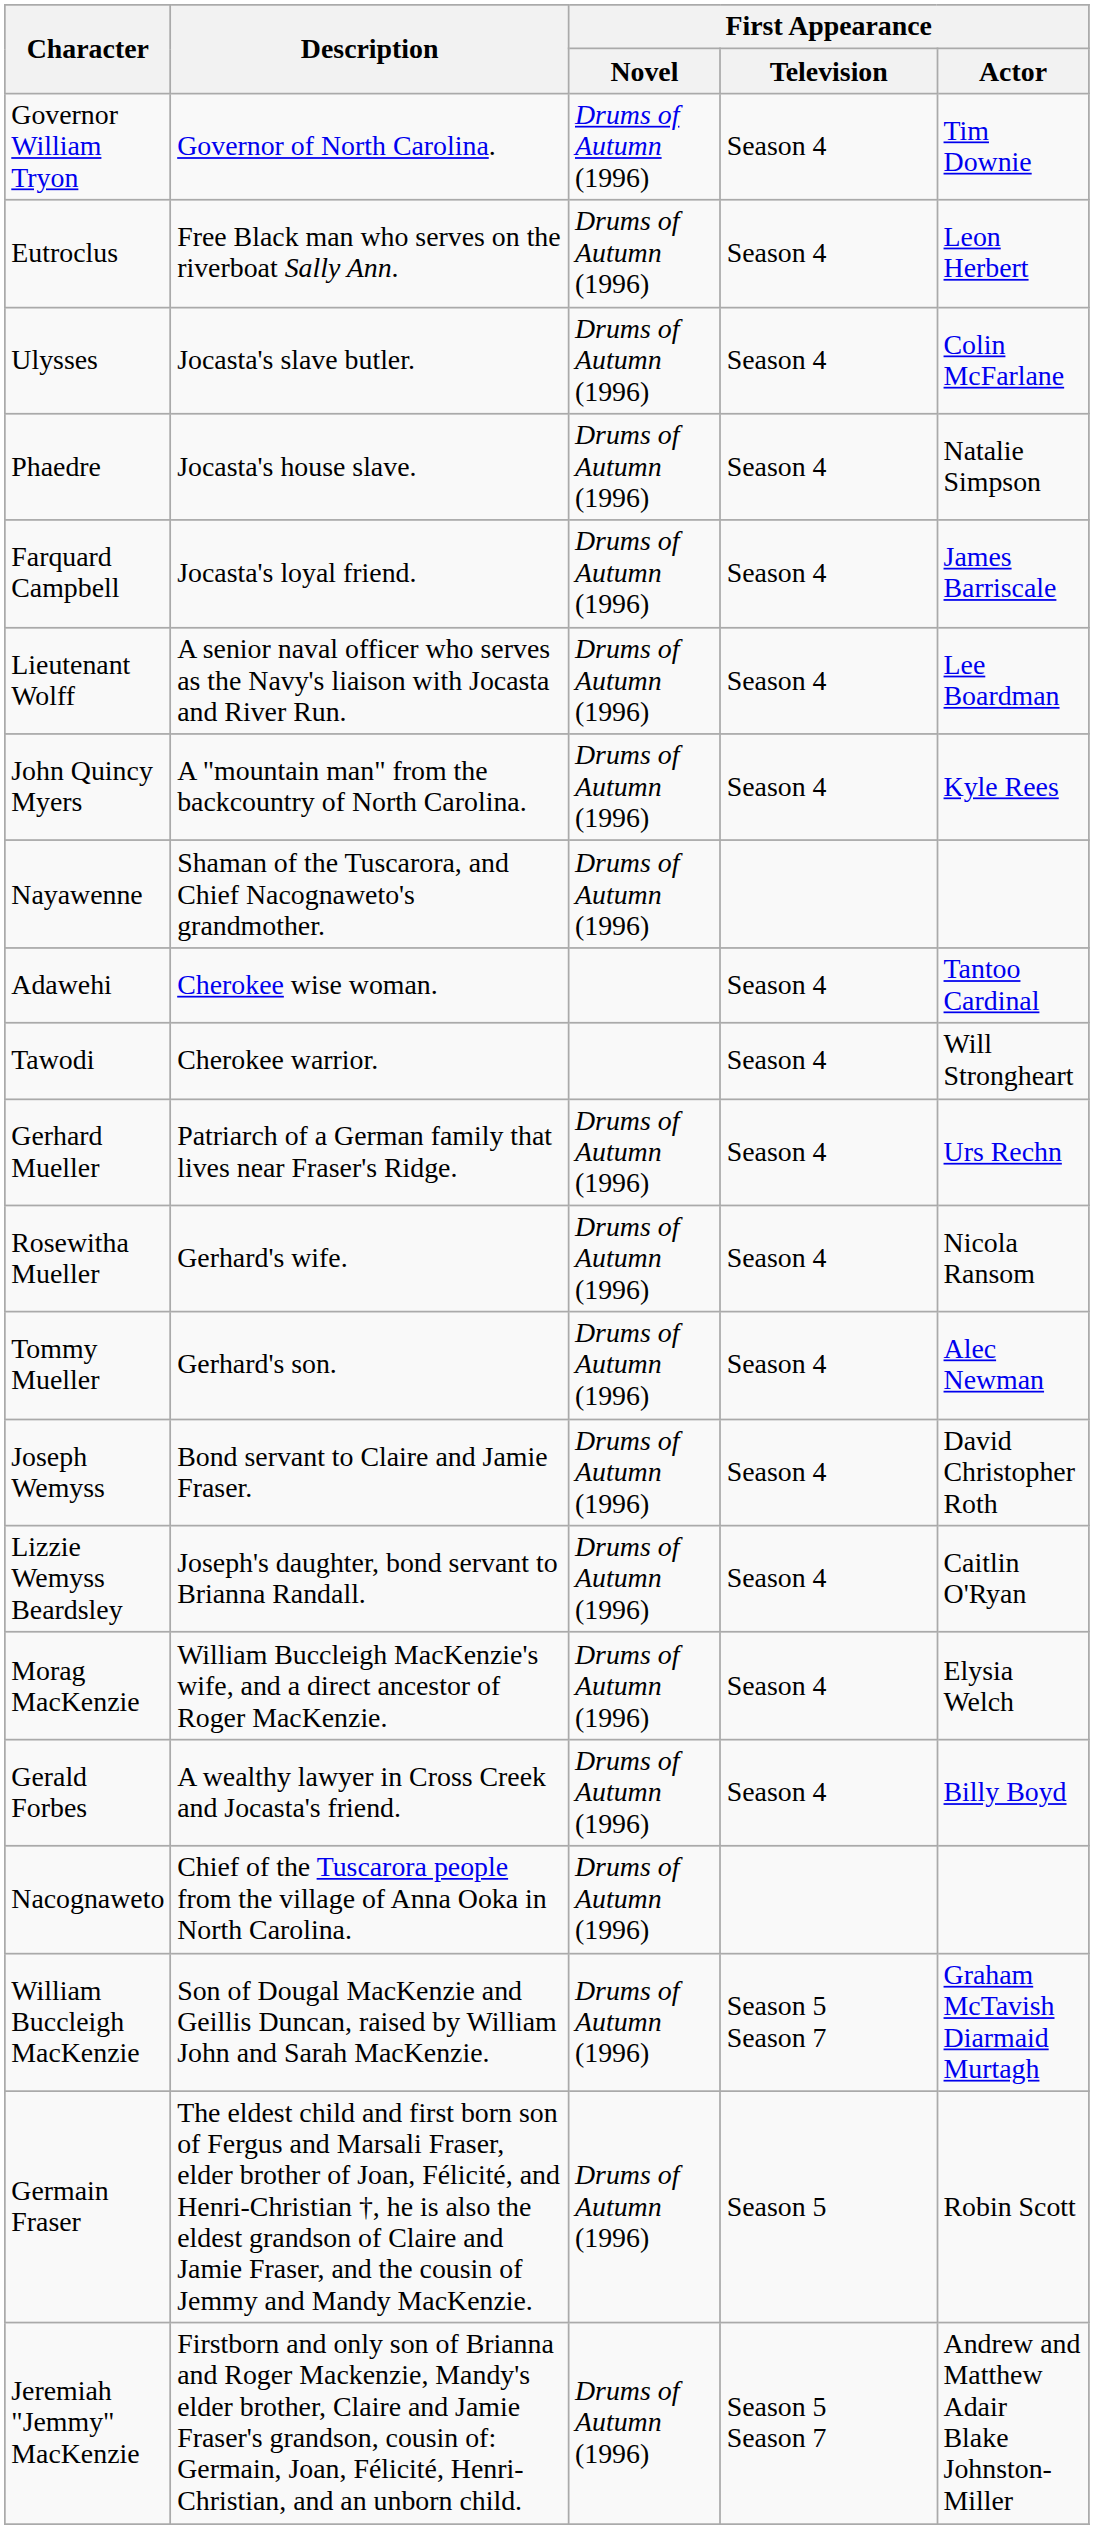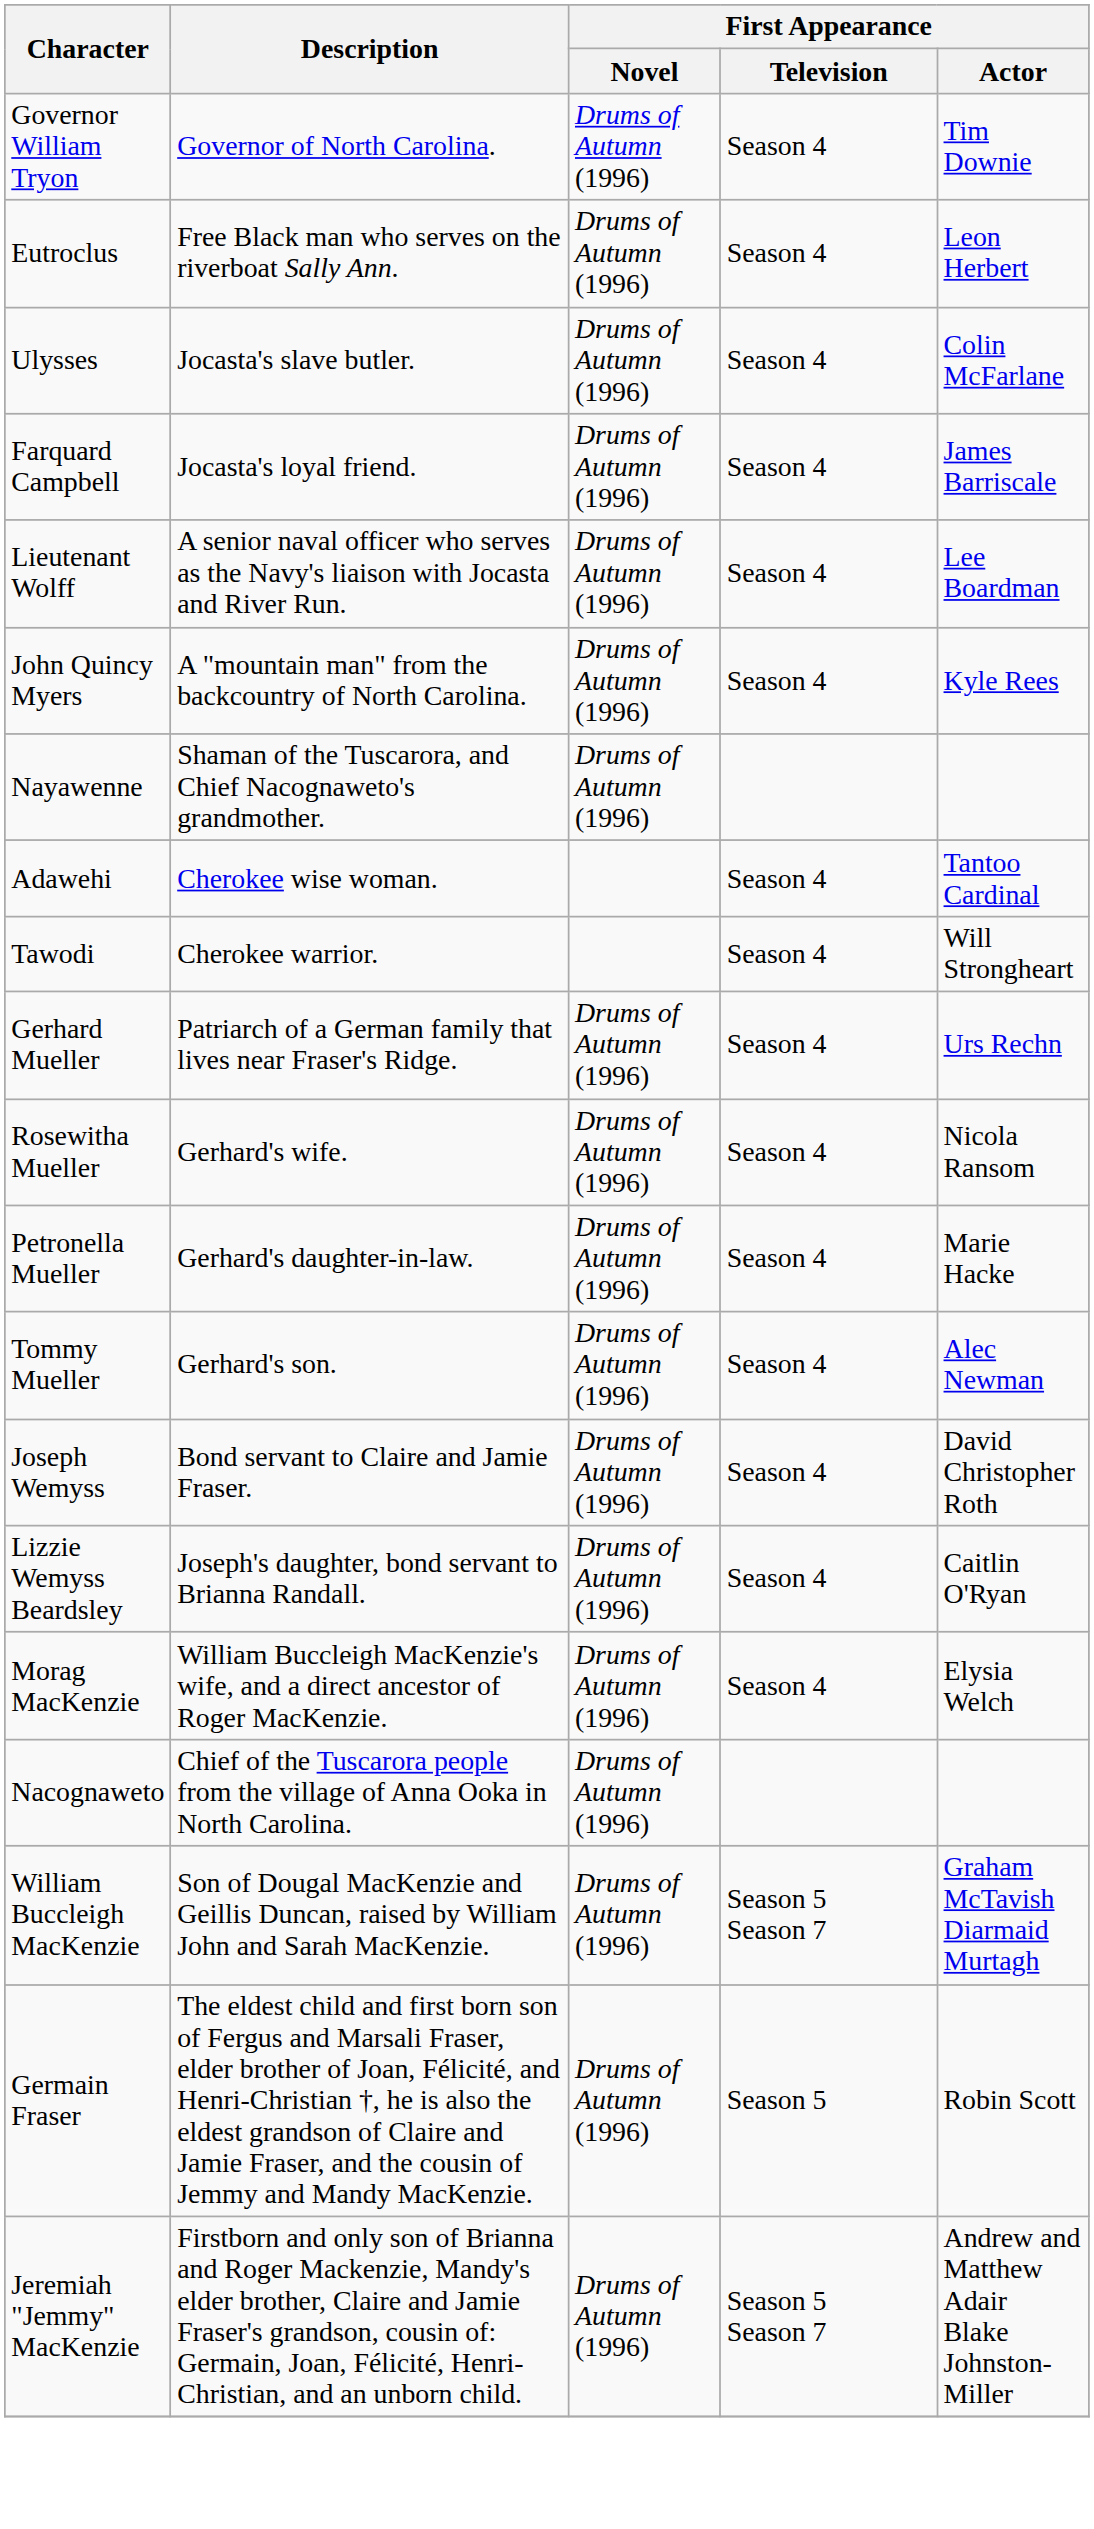- row: (56, 466)
+ row: (68, 1258)
- row: (49, 1792)
